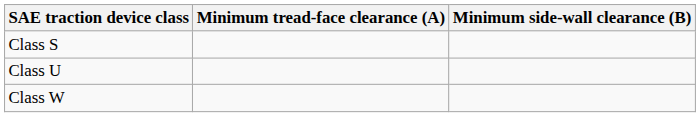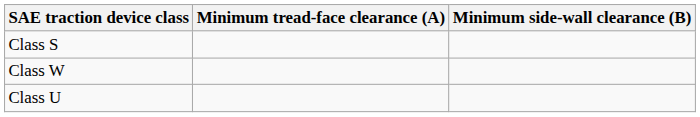rows swapped: (35, 71) <-> (36, 97)
